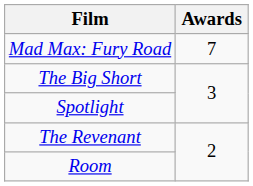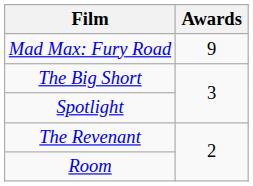(212, 48) 7 -> (212, 48) 9
